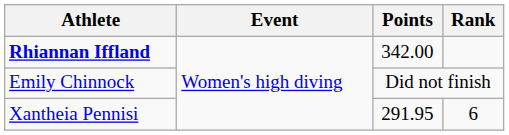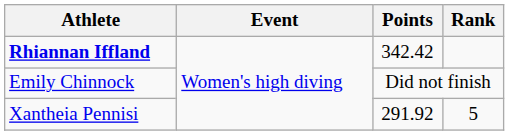(407, 51) 342.00 -> (407, 51) 342.42
(407, 114) 291.95 -> (407, 114) 291.92
(473, 114) 6 -> (473, 114) 5
